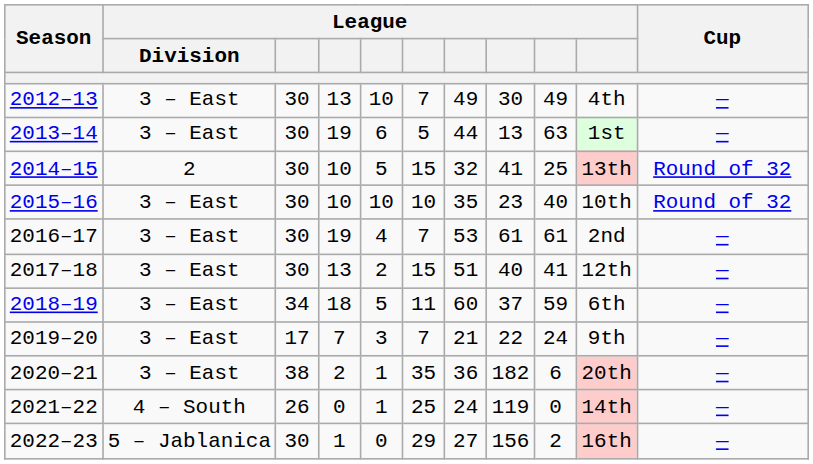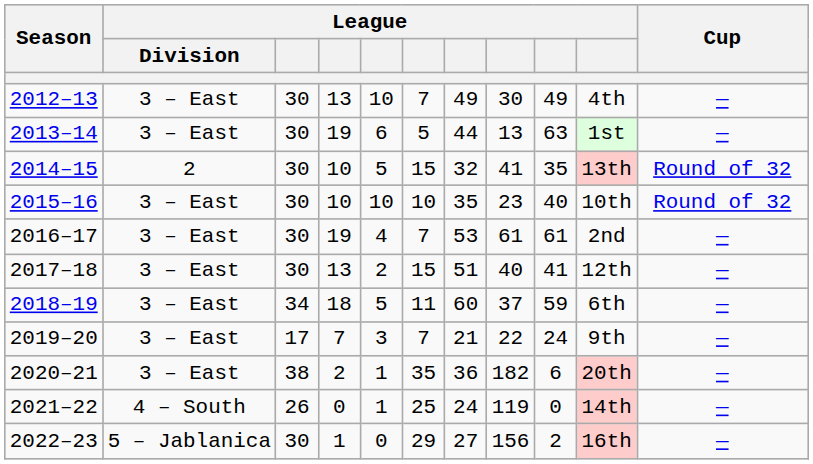(555, 168) 25 -> (555, 168) 35
